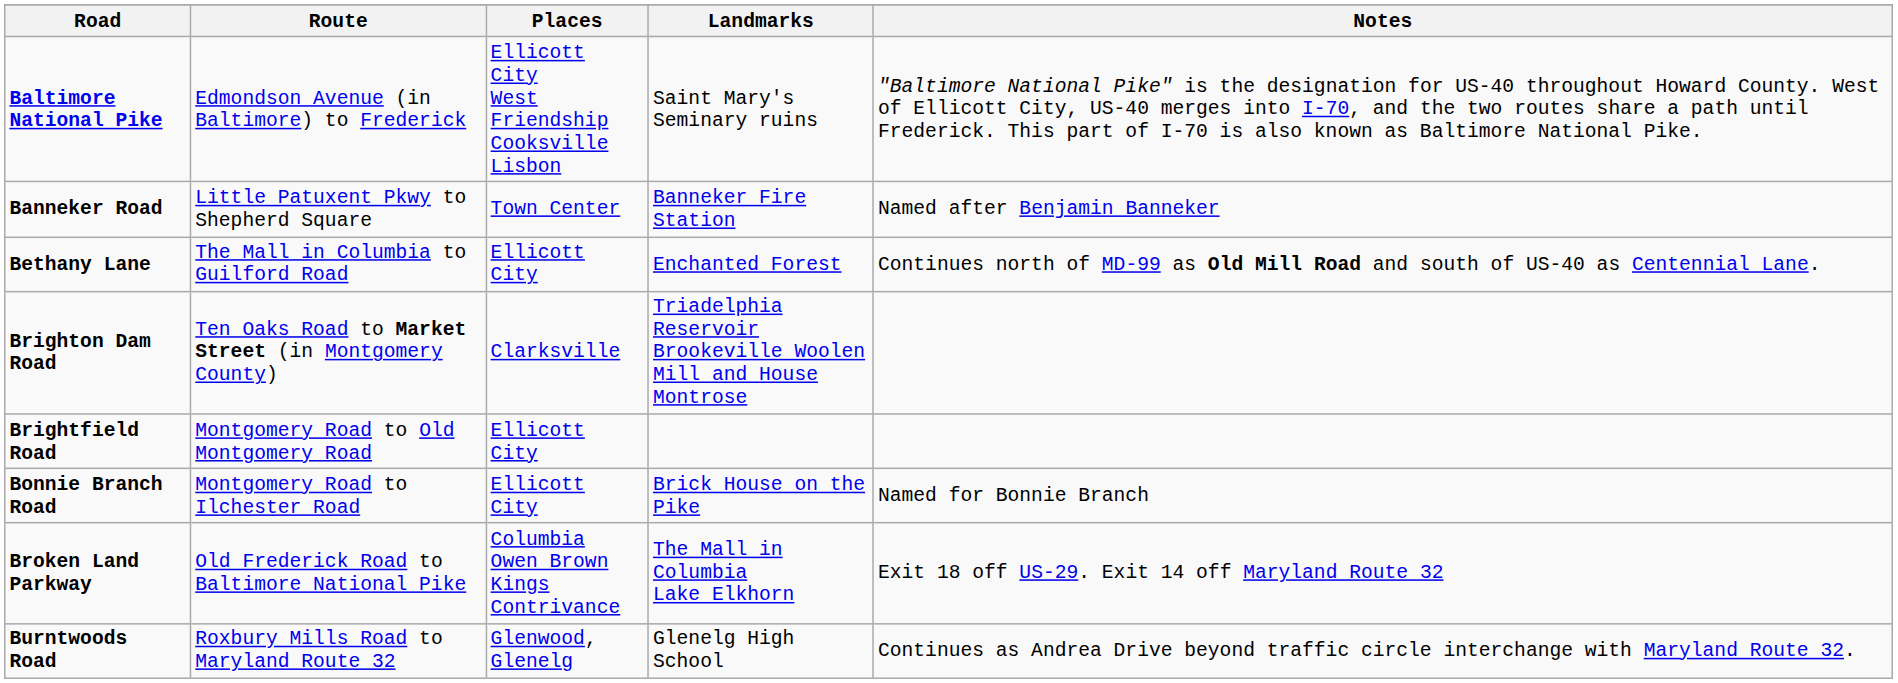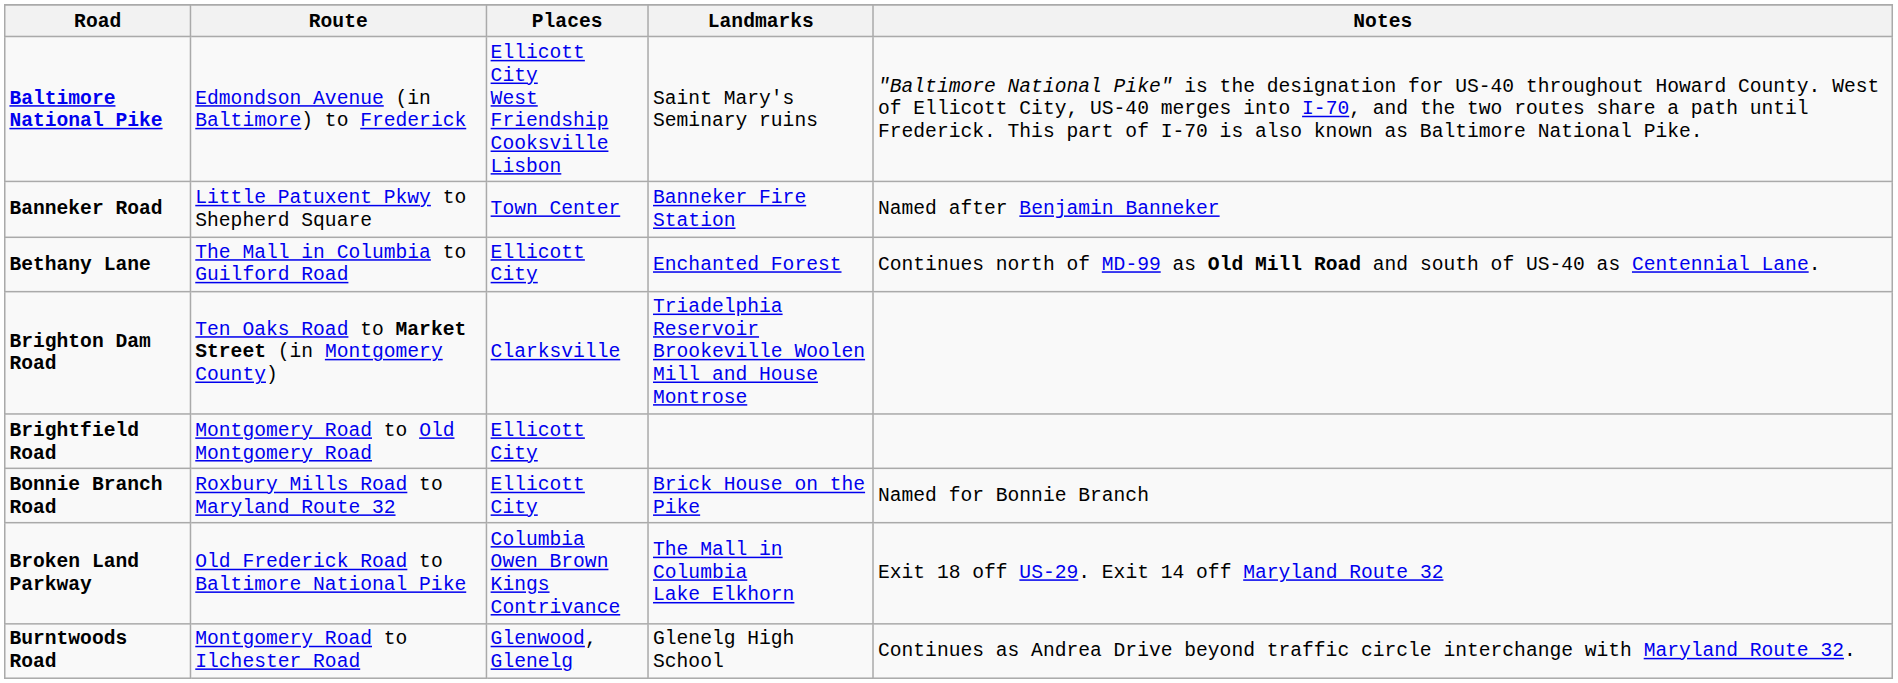(301, 496) Montgomery Road to Ilchester Road -> (319, 496) Roxbury Mills Road to Maryland Route 32
(319, 650) Roxbury Mills Road to Maryland Route 32 -> (301, 650) Montgomery Road to Ilchester Road
